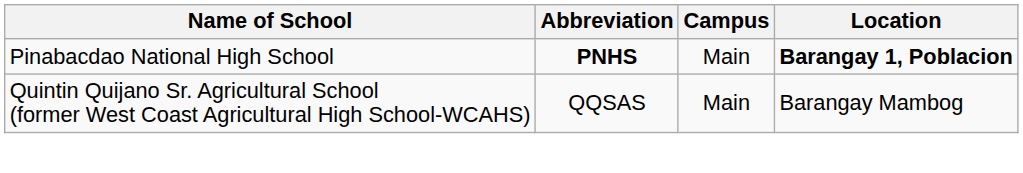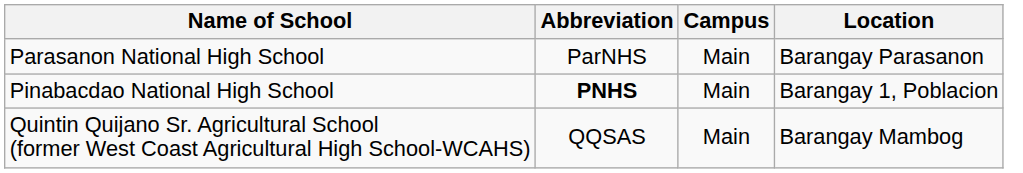+ row: (167, 56)
(896, 56) bold -> (889, 90) normal
